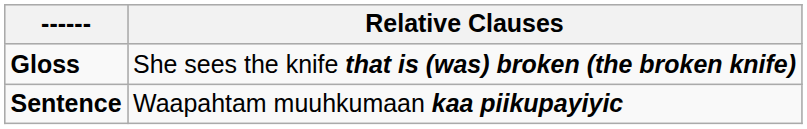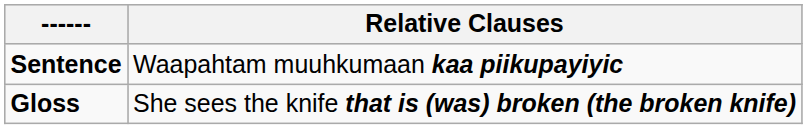rows swapped: (66, 103) <-> (45, 63)
